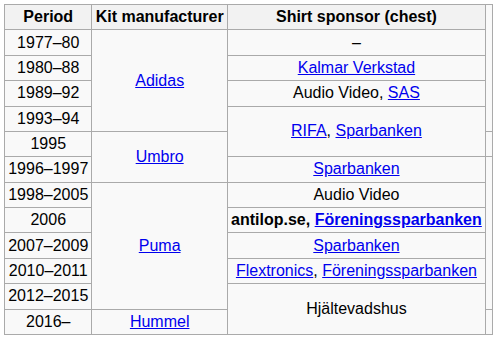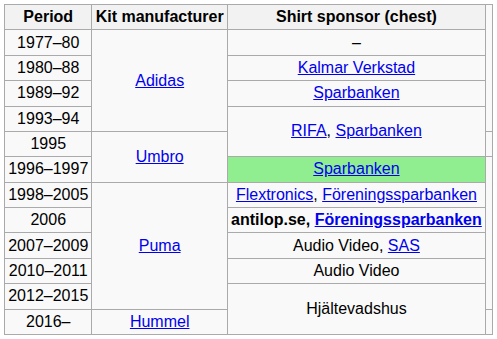(356, 93) Audio Video, SAS -> (356, 93) Sparbanken
(356, 169) no background -> (356, 169) lightgreen background
(356, 194) Audio Video -> (356, 194) Flextronics, Föreningssparbanken
(356, 245) Sparbanken -> (356, 245) Audio Video, SAS
(356, 270) Flextronics, Föreningssparbanken -> (356, 270) Audio Video
